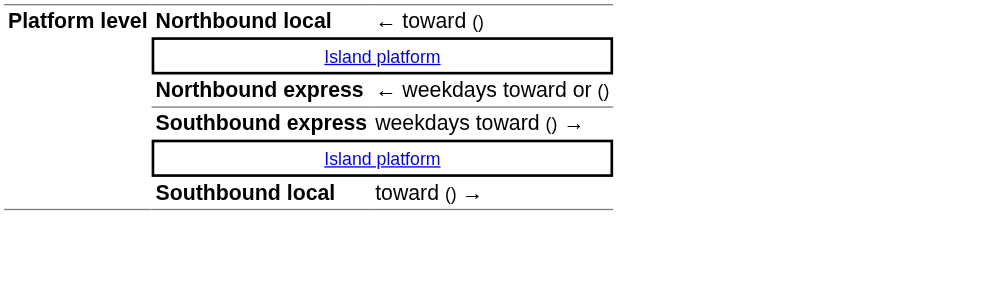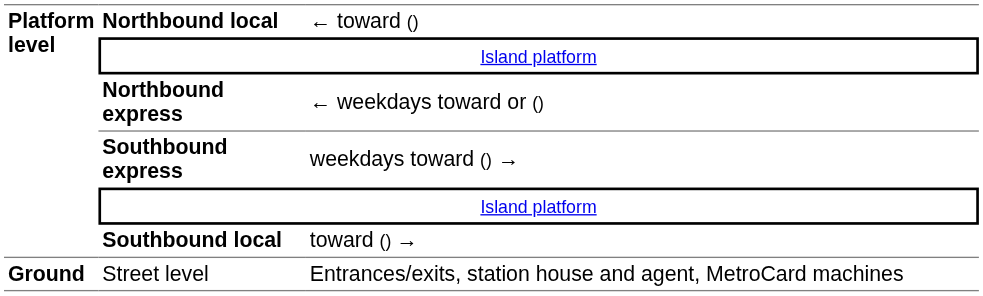+ row: (156, 273)
